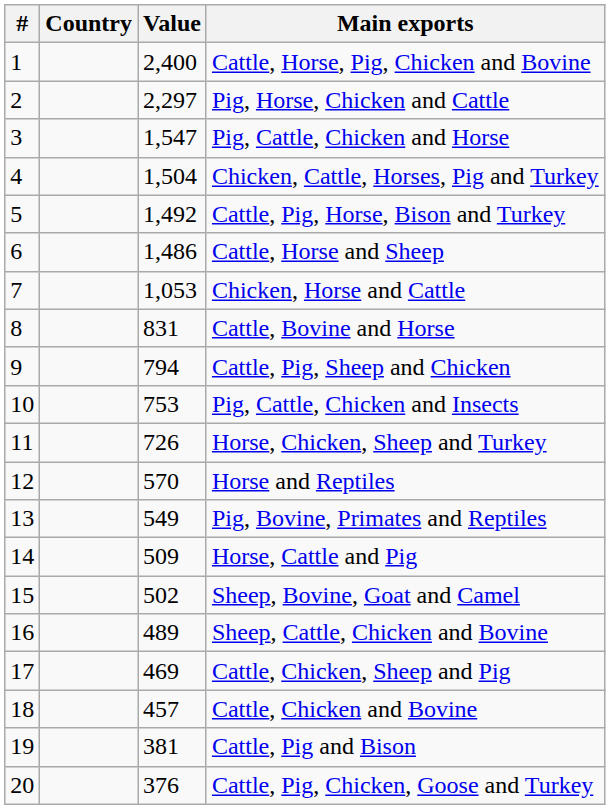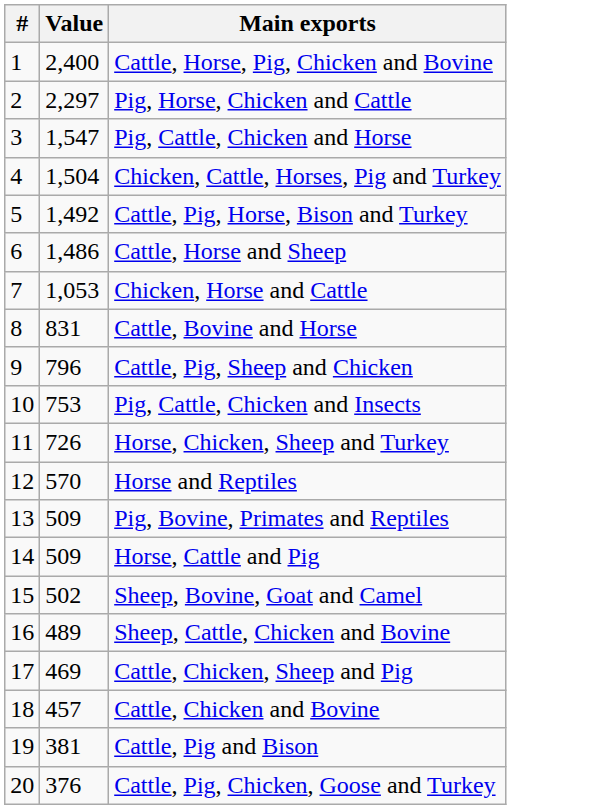- column: (89, 23)
(161, 366) 794 -> (63, 366) 796
(161, 518) 549 -> (63, 518) 509
